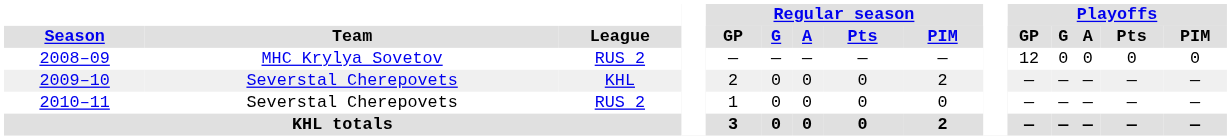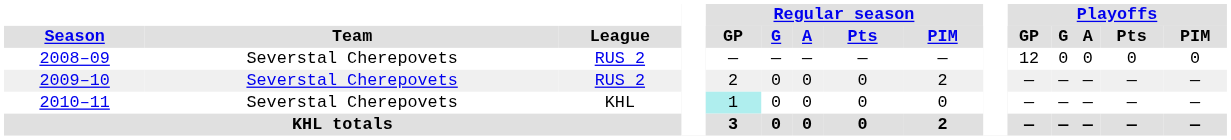(352, 59) MHC Krylya Sovetov -> (352, 59) Severstal Cherepovets
(620, 81) KHL -> (620, 81) RUS 2
(620, 103) RUS 2 -> (620, 103) KHL
(733, 103) no background -> (733, 103) paleturquoise background
